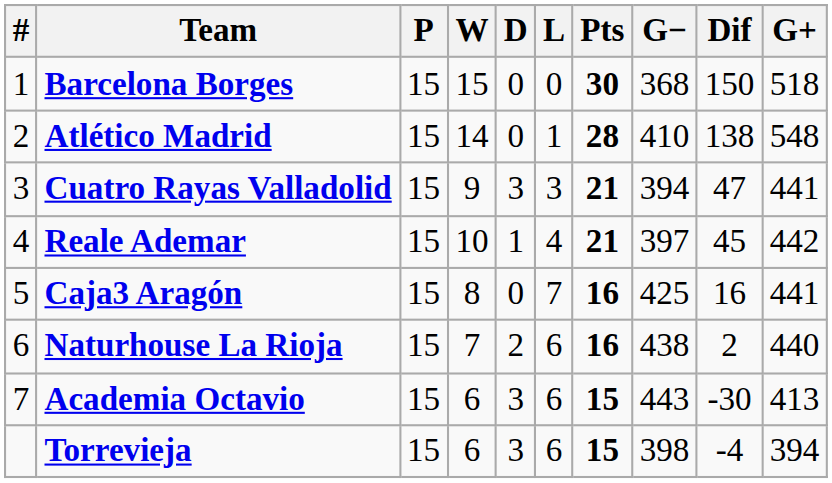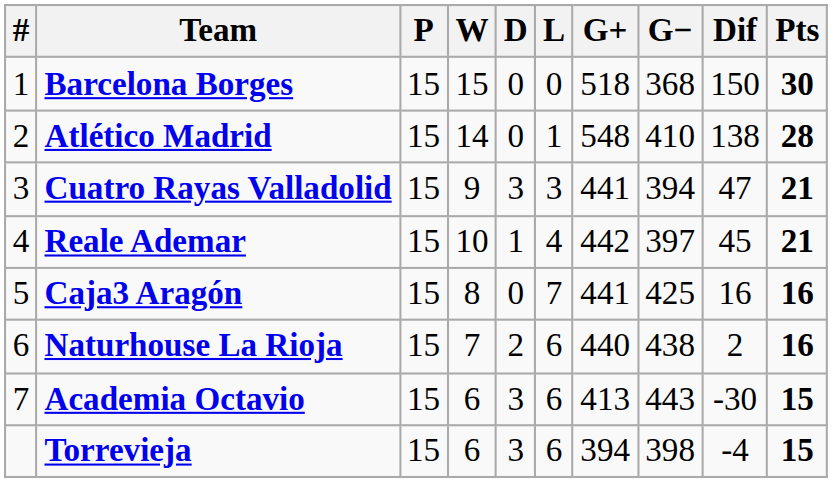columns swapped: (794, 30) <-> (602, 30)
